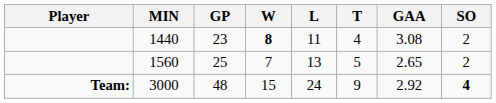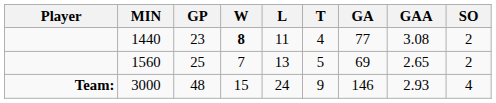+ column: (363, 16)
(409, 86) 2.92 -> (416, 86) 2.93
(466, 86) bold -> (469, 86) normal
